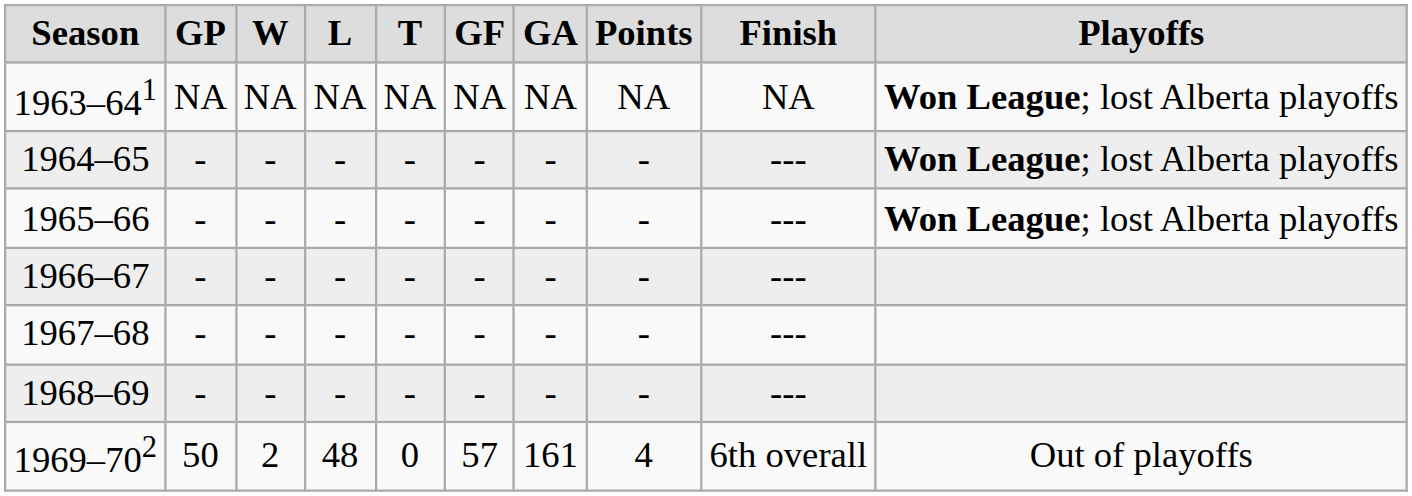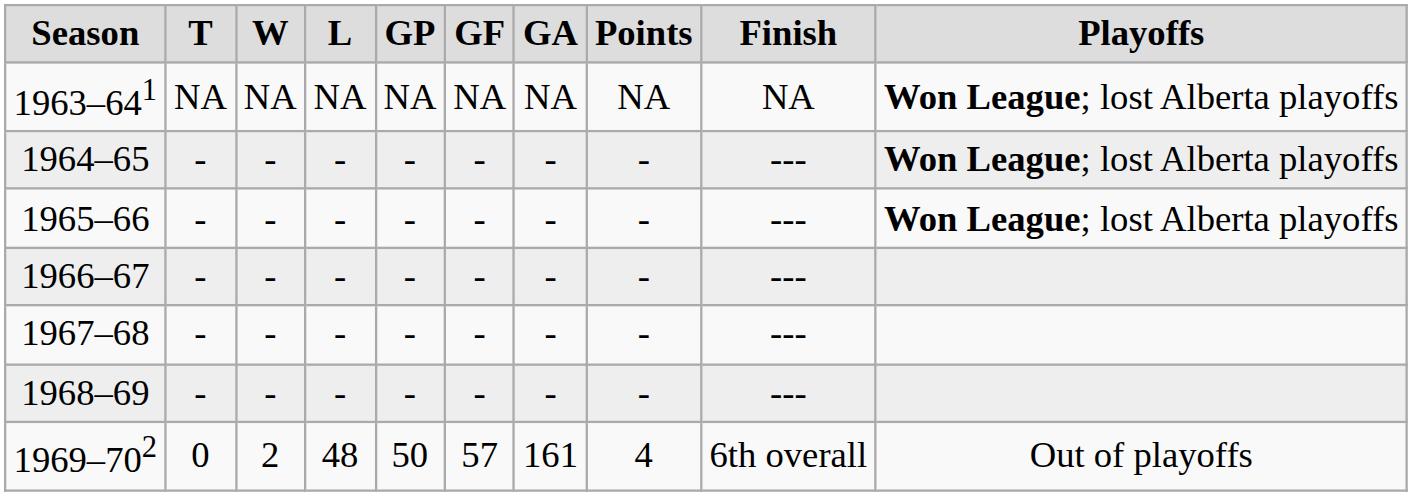columns swapped: (200, 33) <-> (410, 33)
